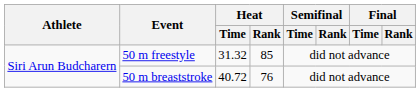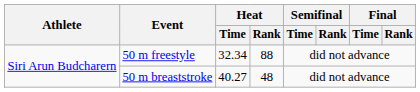(233, 56) 31.32 -> (233, 56) 32.34
(267, 56) 85 -> (267, 56) 88
(233, 76) 40.72 -> (233, 76) 40.27
(267, 76) 76 -> (267, 76) 48
